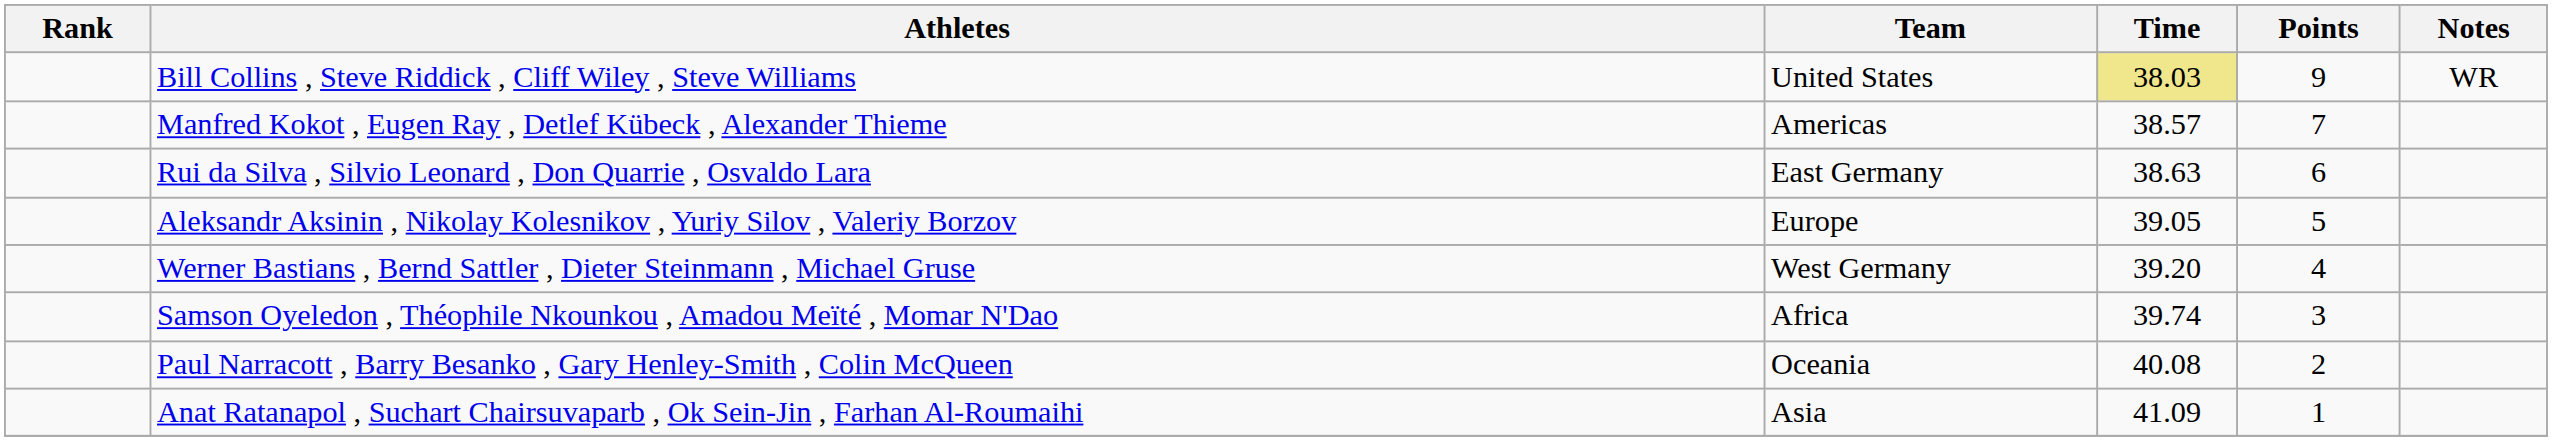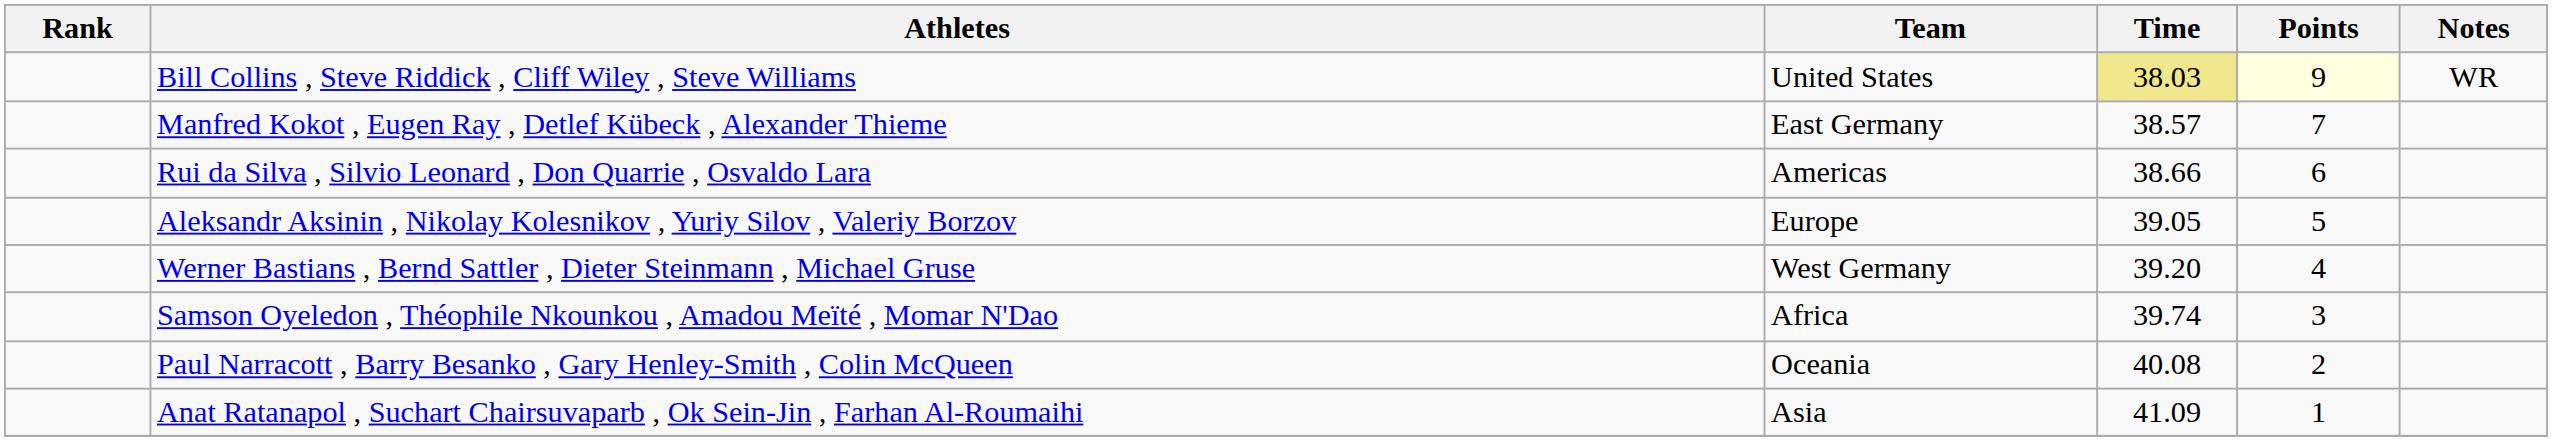(2319, 76) no background -> (2319, 76) lightyellow background
(1829, 124) Americas -> (1857, 124) East Germany
(1857, 172) East Germany -> (1829, 172) Americas
(2167, 172) 38.63 -> (2167, 172) 38.66
